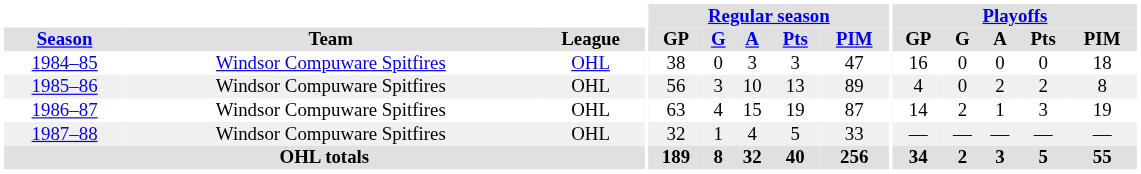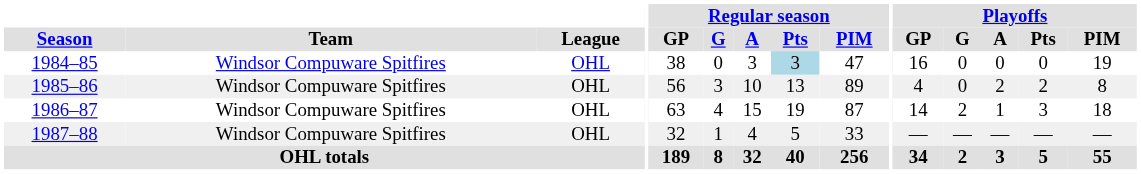(795, 62) no background -> (795, 62) lightblue background
(1102, 62) 18 -> (1102, 62) 19
(1102, 110) 19 -> (1102, 110) 18
